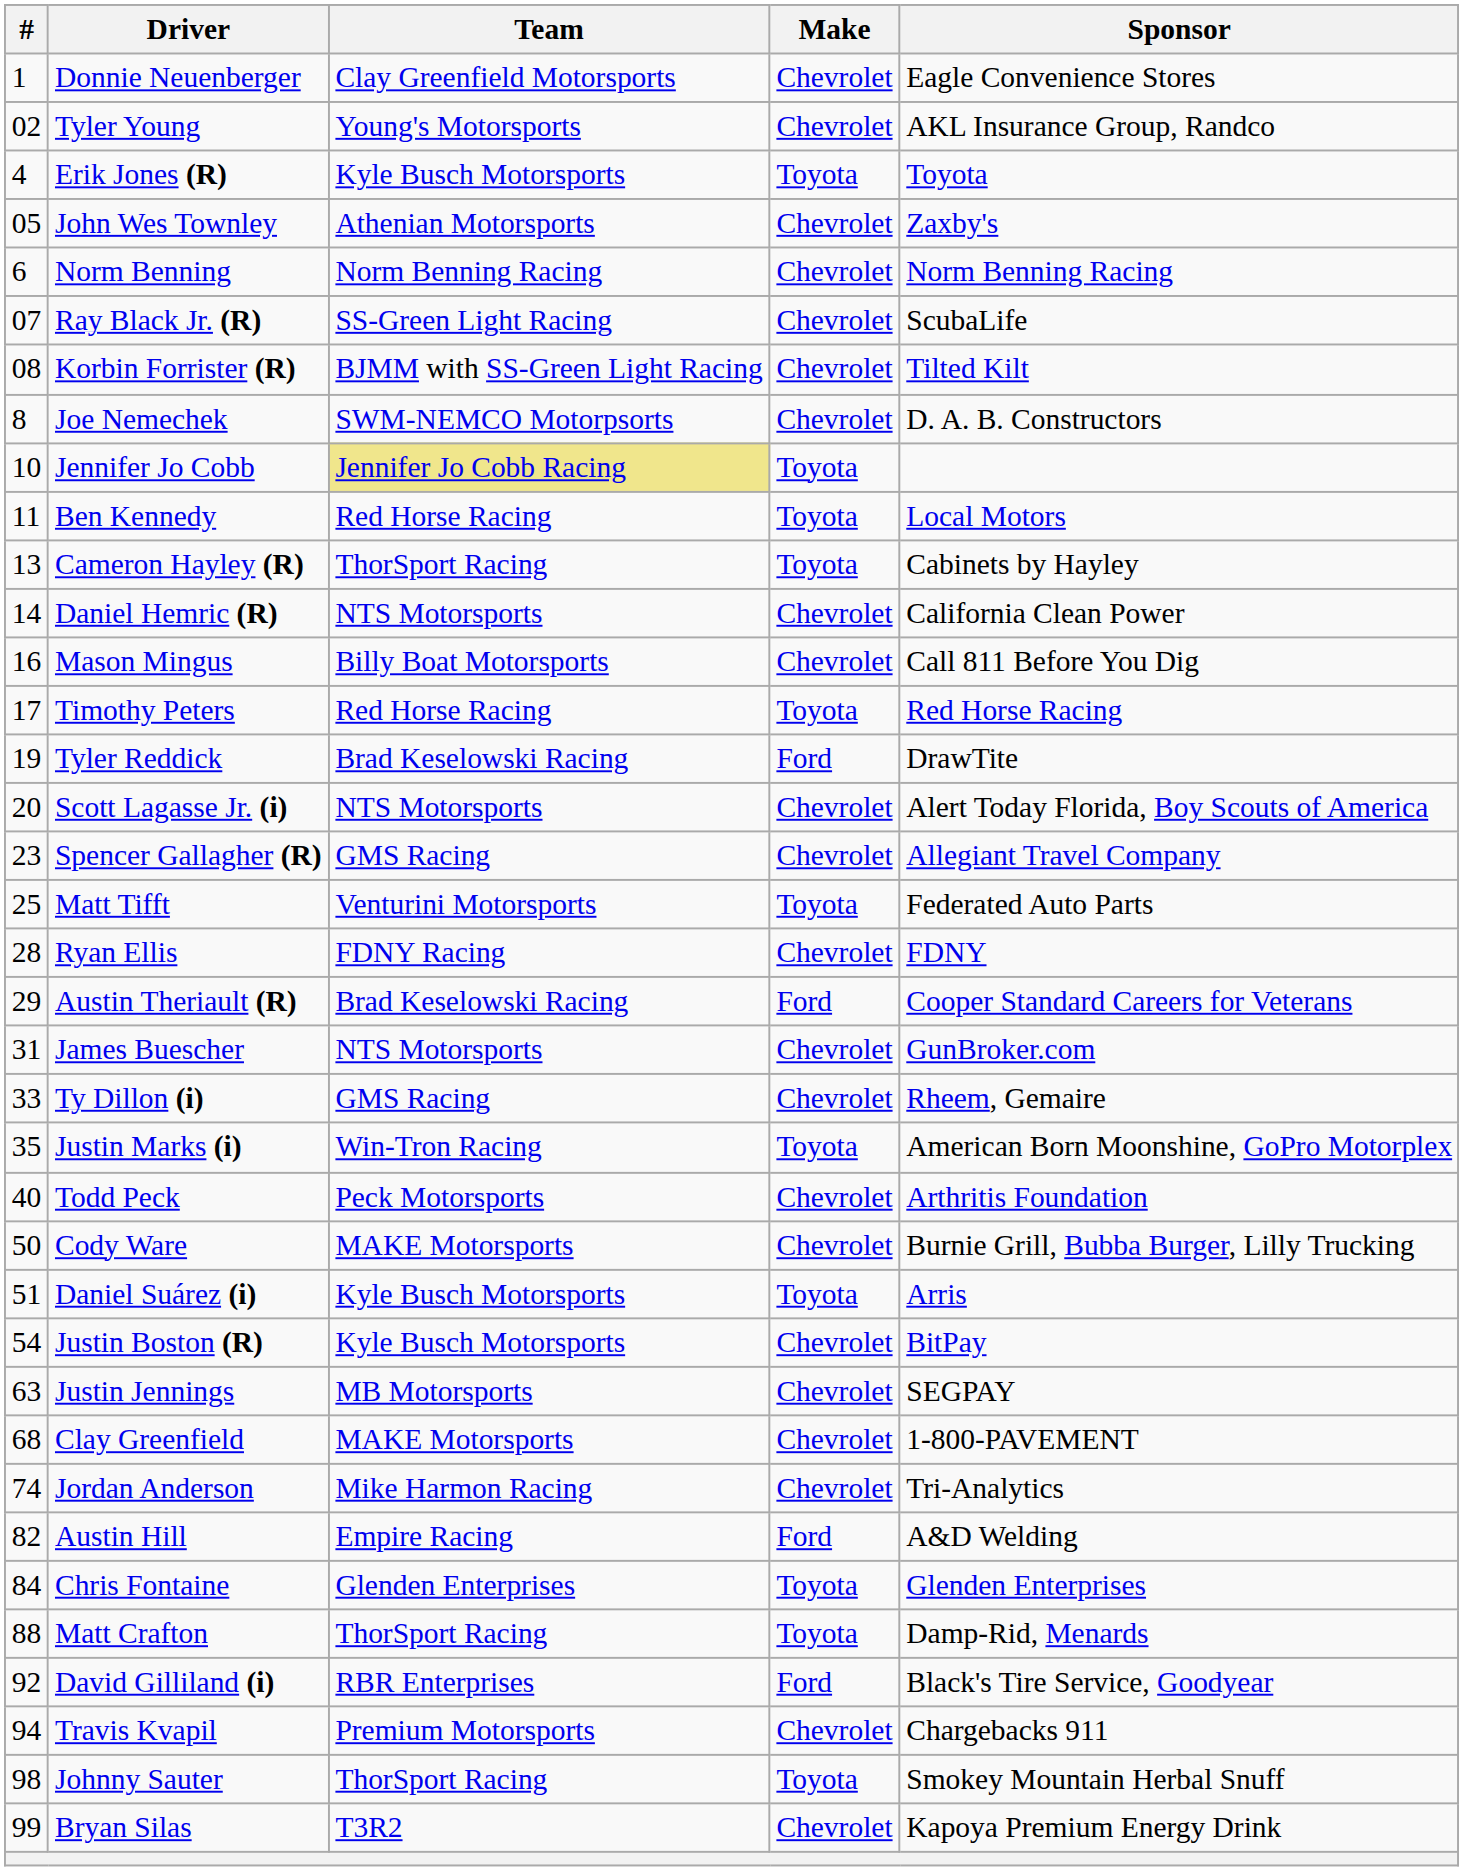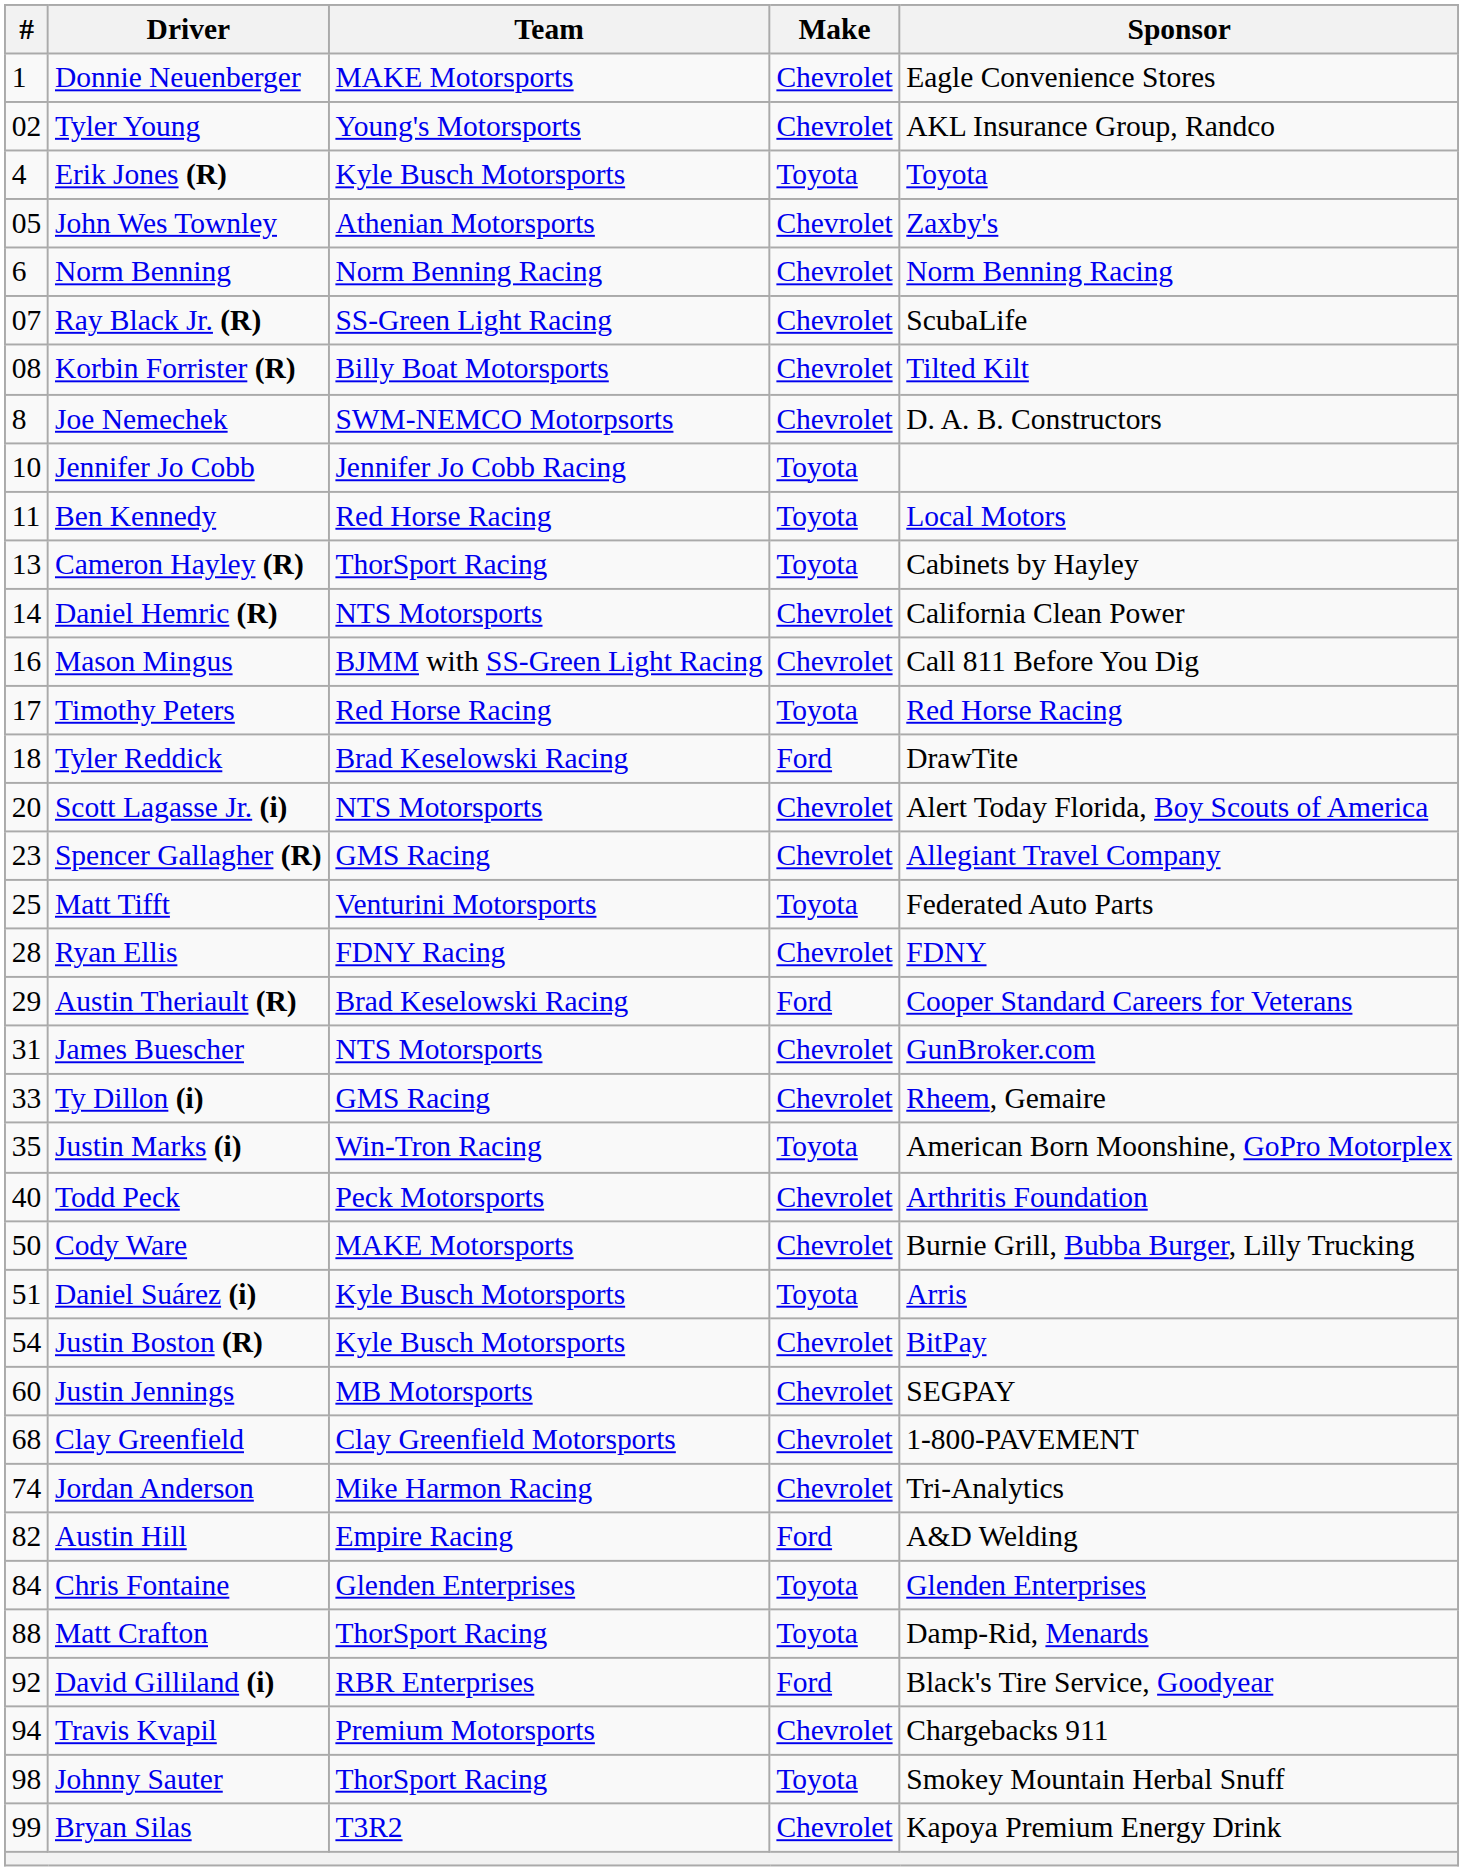(506, 77) Clay Greenfield Motorsports -> (455, 77) MAKE Motorsports
(549, 369) BJMM with SS-Green Light Racing -> (472, 369) Billy Boat Motorsports
(481, 466) khaki background -> (481, 466) no background
(472, 661) Billy Boat Motorsports -> (549, 661) BJMM with SS-Green Light Racing
(27, 758) 19 -> (27, 758) 18
(27, 1390) 63 -> (27, 1390) 60
(455, 1439) MAKE Motorsports -> (506, 1439) Clay Greenfield Motorsports
